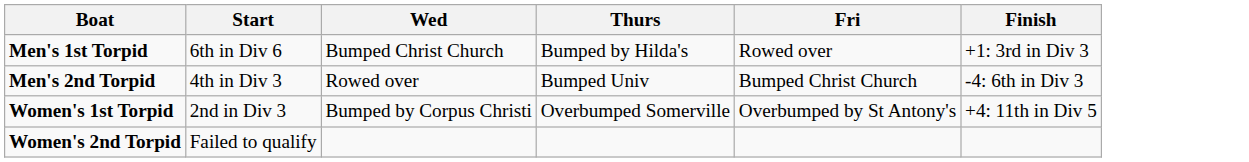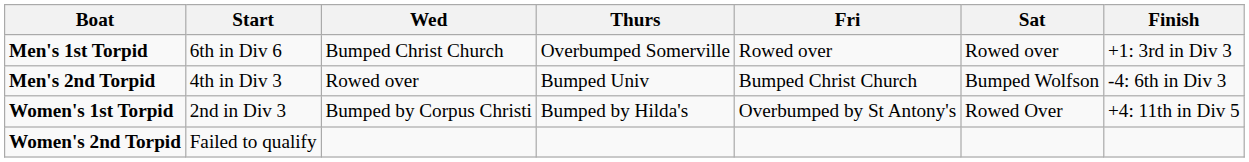+ column: (1032, 19)
(614, 50) Bumped by Hilda's -> (635, 50) Overbumped Somerville
(635, 111) Overbumped Somerville -> (614, 111) Bumped by Hilda's
